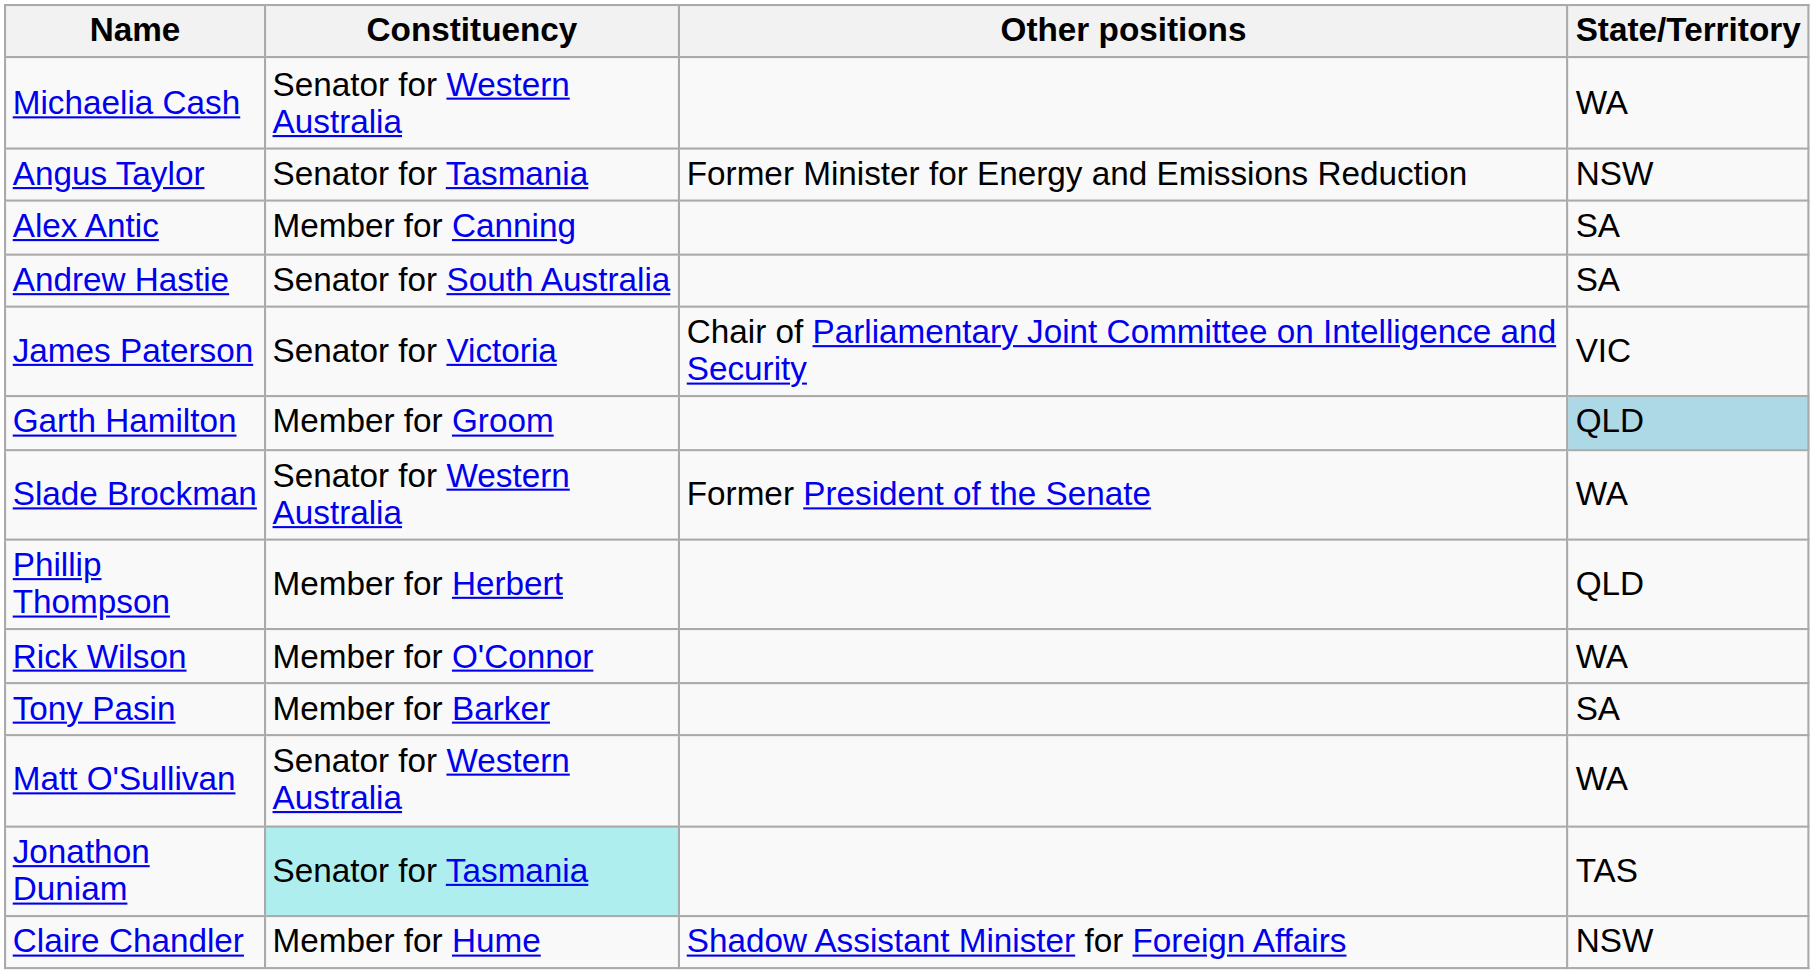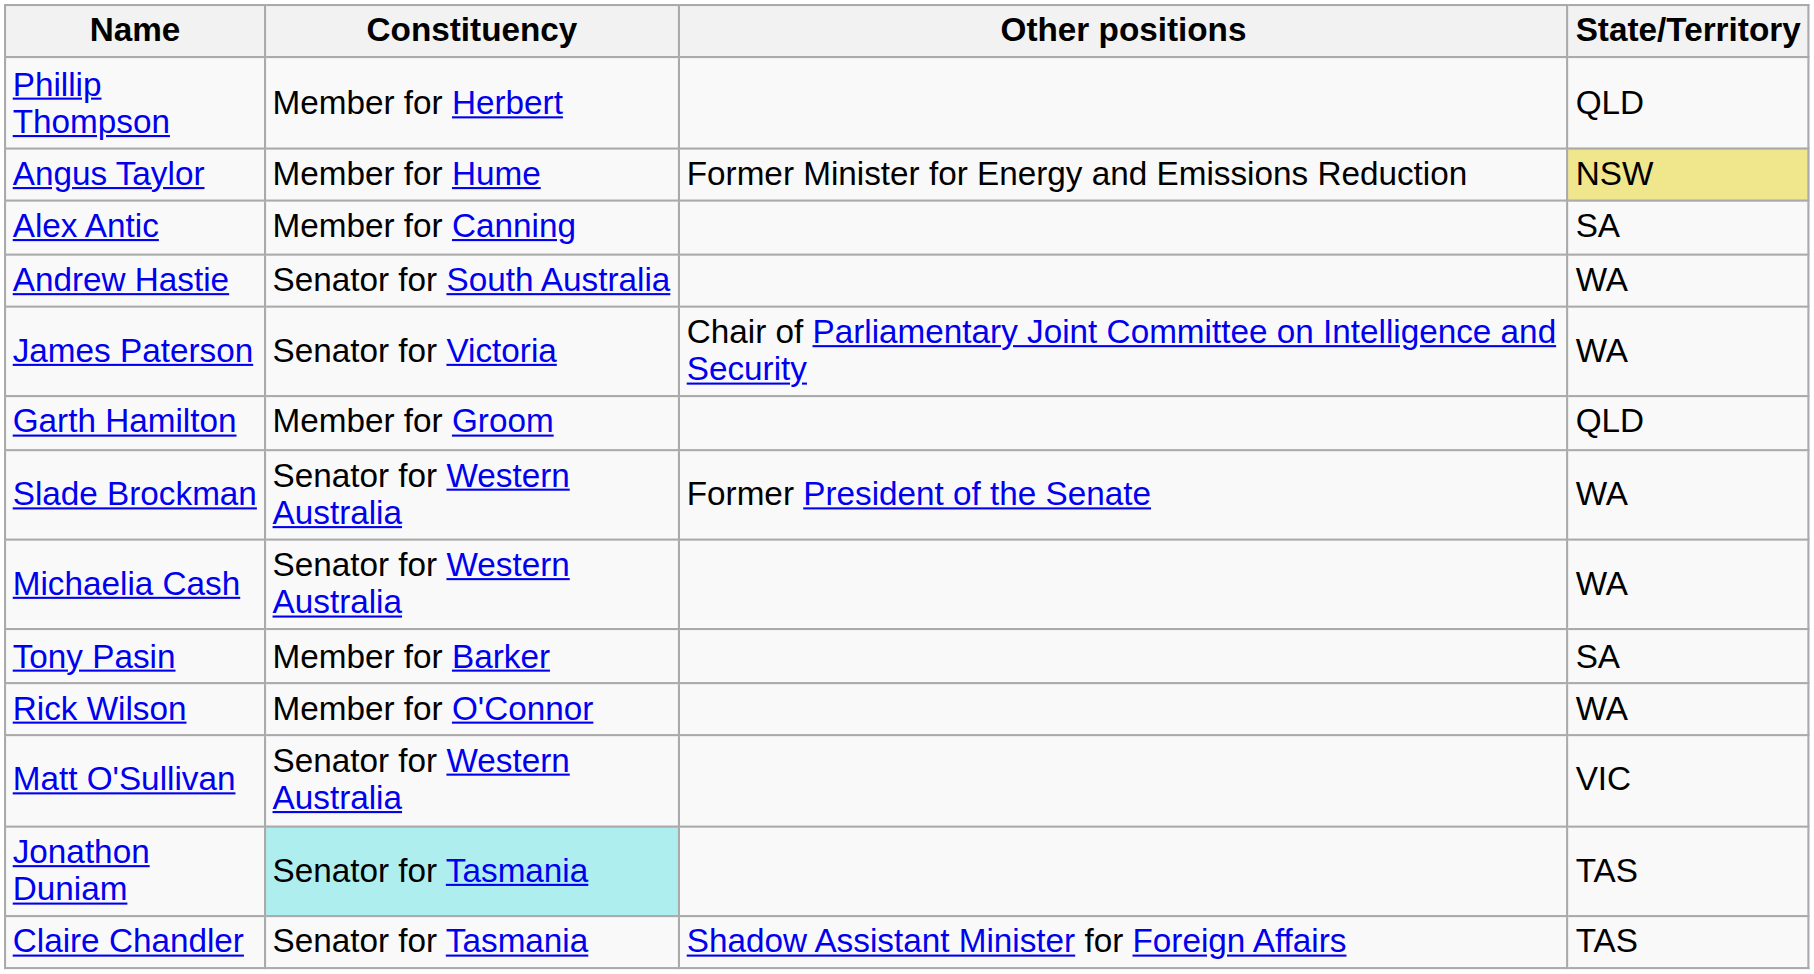rows swapped: (126, 102) <-> (91, 584)
(430, 173) Senator for Tasmania -> (407, 173) Member for Hume
(1614, 173) no background -> (1614, 173) khaki background
(1598, 279) SA -> (1602, 279) WA
(1603, 350) VIC -> (1602, 350) WA
(1610, 422) lightblue background -> (1610, 422) no background
rows swapped: (94, 708) <-> (100, 655)
(1602, 779) WA -> (1603, 779) VIC
(407, 941) Member for Hume -> (430, 941) Senator for Tasmania
(1614, 941) NSW -> (1607, 941) TAS
